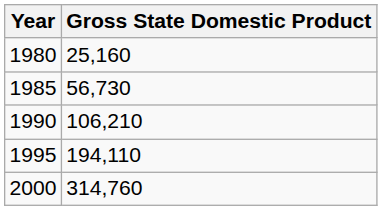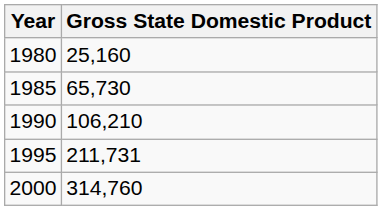(99, 88) 56,730 -> (99, 88) 65,730
(104, 155) 194,110 -> (104, 155) 211,731
